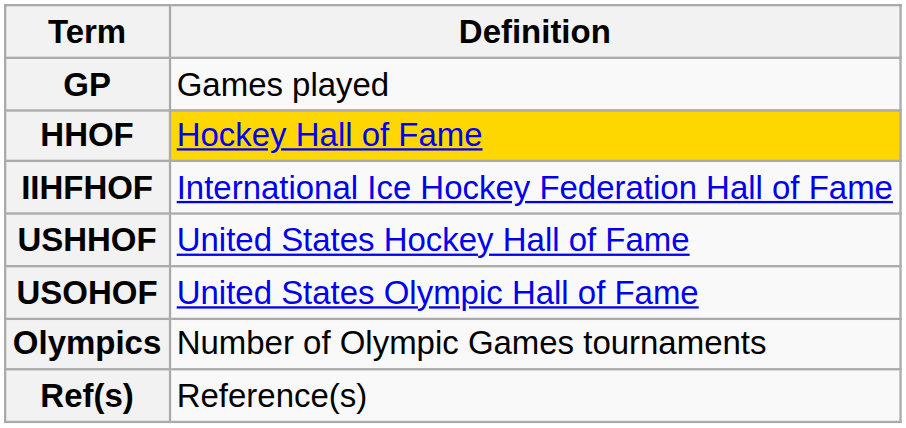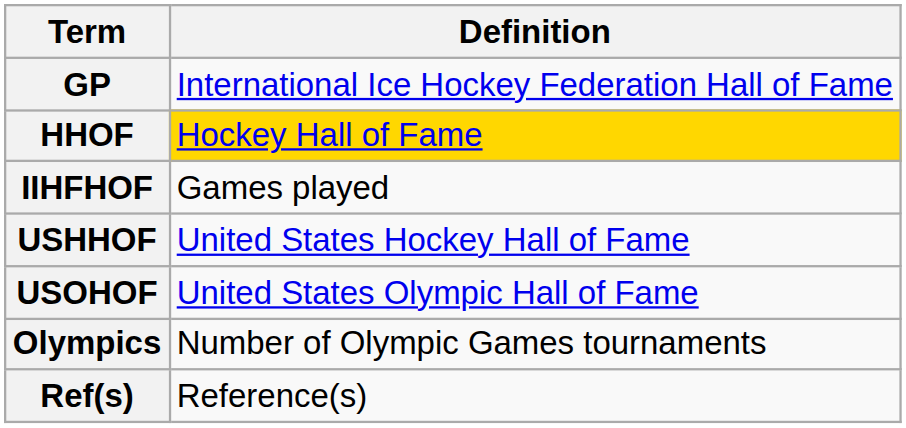(283, 84) Games played -> (535, 84) International Ice Hockey Federation Hall of Fame
(535, 188) International Ice Hockey Federation Hall of Fame -> (283, 188) Games played
